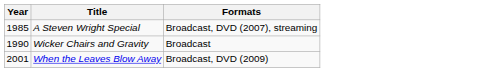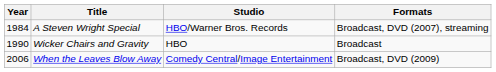+ column: (249, 12)
(18, 28) 1985 -> (18, 28) 1984
(18, 59) 2001 -> (18, 59) 2006
